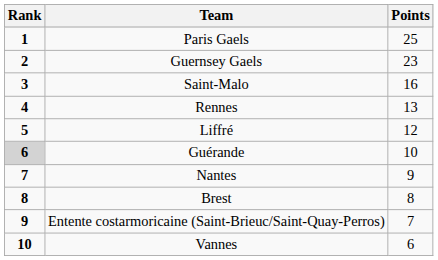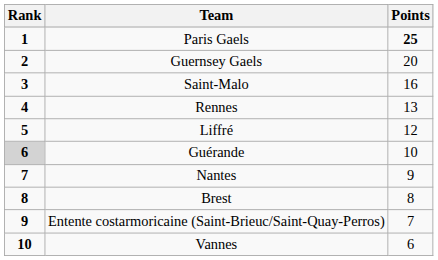(411, 38) normal -> (411, 38) bold
(411, 61) 23 -> (411, 61) 20
